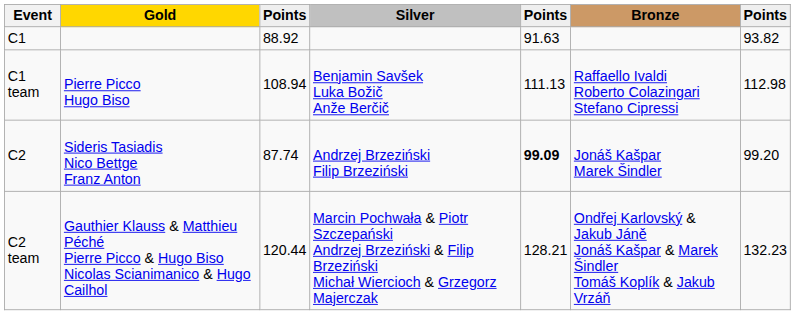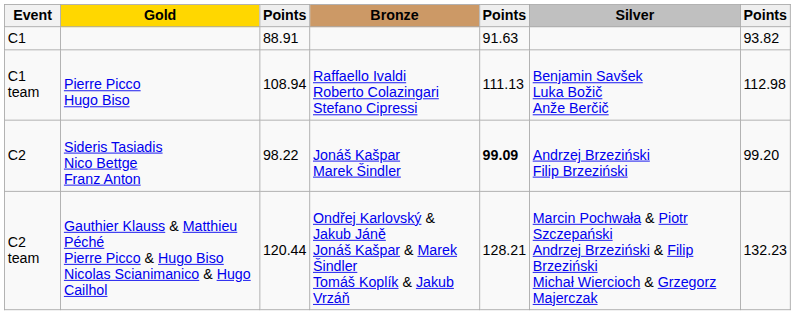columns swapped: (415, 15) <-> (655, 15)
(281, 38) 88.92 -> (281, 38) 88.91
(281, 155) 87.74 -> (281, 155) 98.22
